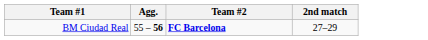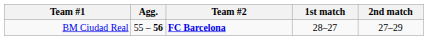+ column: (325, 12)
